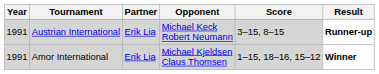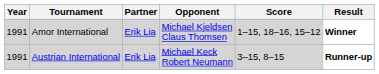rows swapped: (70, 57) <-> (76, 32)
